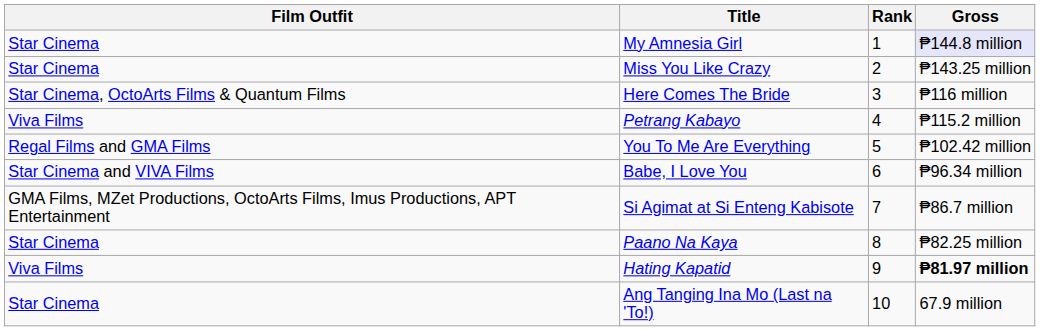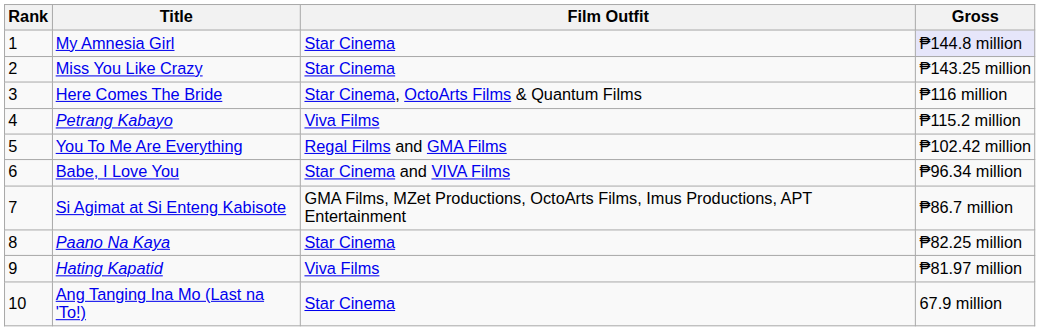columns swapped: (892, 17) <-> (312, 17)
(974, 268) bold -> (971, 268) normal
